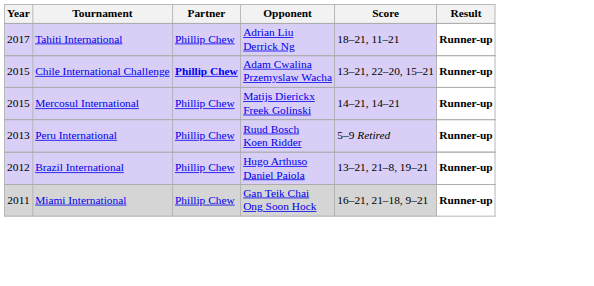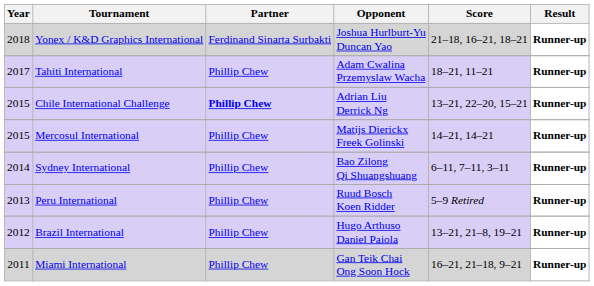+ row: (119, 39)
(269, 39) Adrian Liu Derrick Ng -> (381, 71) Adam Cwalina Przemyslaw Wacha
(288, 71) Adam Cwalina Przemyslaw Wacha -> (362, 104) Adrian Liu Derrick Ng
+ row: (83, 168)
